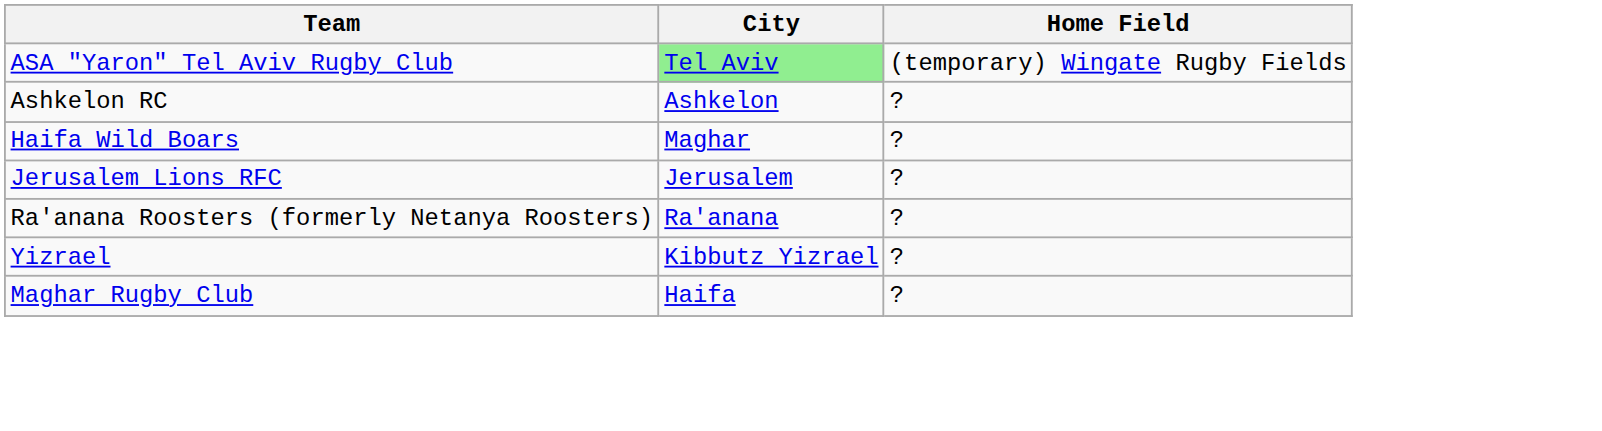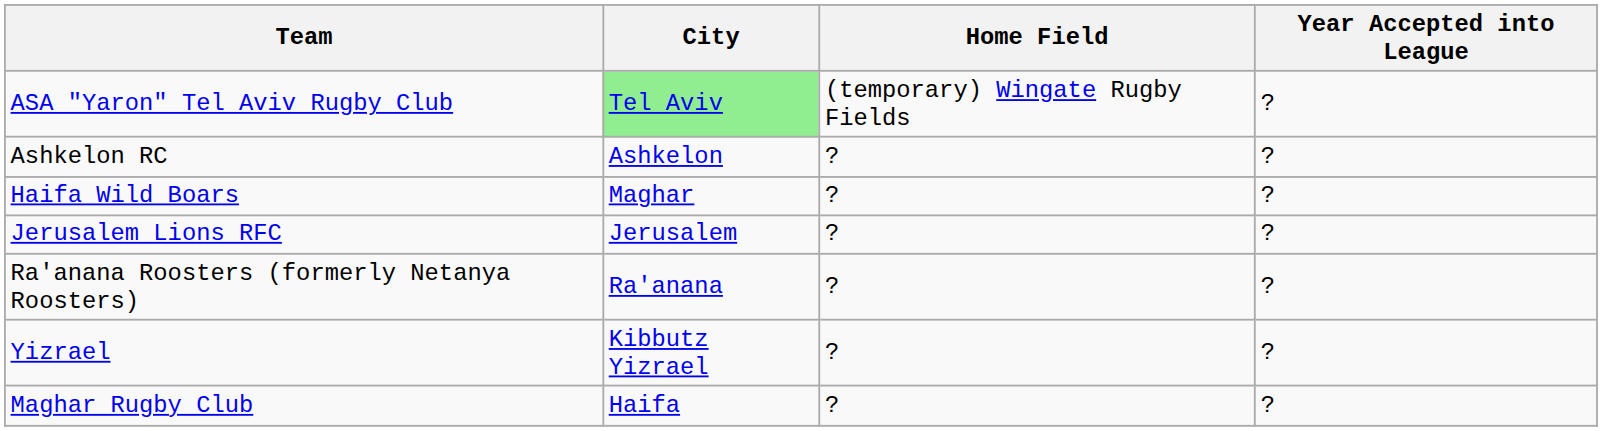+ column: (1426, 38)
